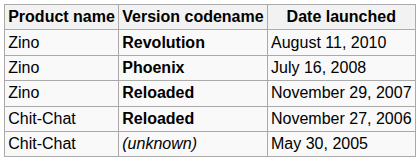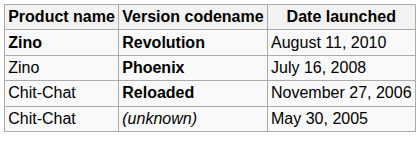(24, 42) normal -> (25, 42) bold
- row: (341, 93)
